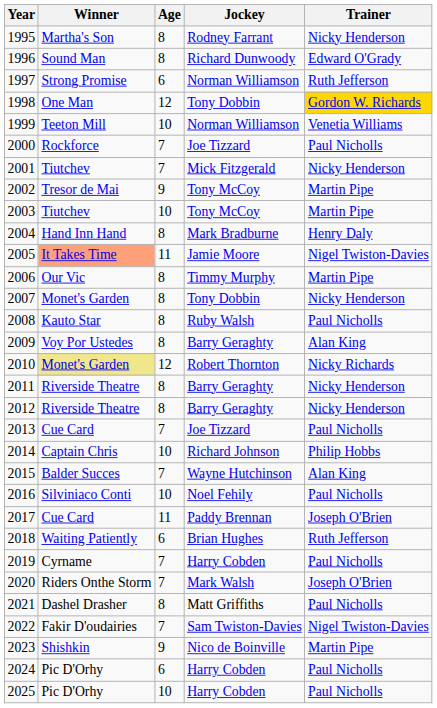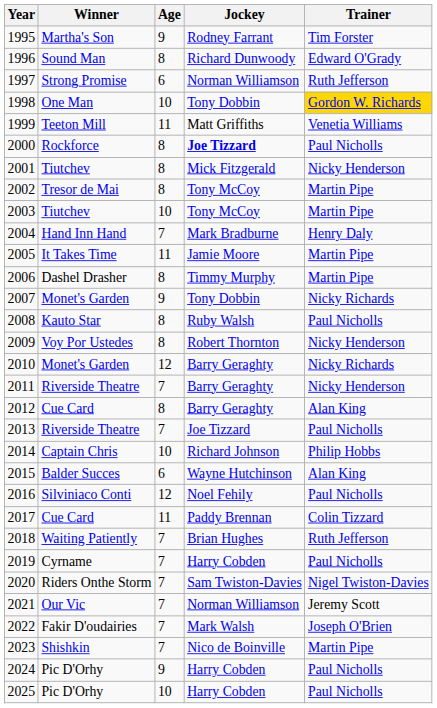(161, 37) 8 -> (161, 37) 9
(356, 37) Nicky Henderson -> (341, 37) Tim Forster
(165, 102) 12 -> (165, 102) 10
(165, 124) 10 -> (165, 124) 11
(243, 124) Norman Williamson -> (225, 124) Matt Griffiths
(161, 146) 7 -> (161, 146) 8
(219, 146) normal -> (221, 146) bold
(161, 168) 7 -> (161, 168) 8
(161, 189) 9 -> (161, 189) 8
(161, 233) 8 -> (161, 233) 7
(79, 255) lightsalmon background -> (79, 255) no background
(368, 255) Nigel Twiston-Davies -> (341, 255) Martin Pipe
(63, 277) Our Vic -> (84, 277) Dashel Drasher
(161, 299) 8 -> (161, 299) 9
(356, 299) Nicky Henderson -> (351, 299) Nicky Richards
(230, 342) Barry Geraghty -> (233, 342) Robert Thornton
(337, 342) Alan King -> (356, 342) Nicky Henderson
(85, 364) khaki background -> (85, 364) no background
(233, 364) Robert Thornton -> (230, 364) Barry Geraghty
(161, 386) 8 -> (161, 386) 7
(90, 408) Riverside Theatre -> (68, 408) Cue Card
(356, 408) Nicky Henderson -> (337, 408) Alan King
(68, 430) Cue Card -> (90, 430) Riverside Theatre
(161, 473) 7 -> (161, 473) 6
(165, 495) 10 -> (165, 495) 12
(350, 517) Joseph O'Brien -> (346, 517) Colin Tizzard
(161, 539) 6 -> (161, 539) 7
(221, 582) Mark Walsh -> (244, 582) Sam Twiston-Davies
(350, 582) Joseph O'Brien -> (368, 582) Nigel Twiston-Davies
(84, 604) Dashel Drasher -> (63, 604) Our Vic
(161, 604) 8 -> (161, 604) 7
(225, 604) Matt Griffiths -> (243, 604) Norman Williamson
(345, 604) Paul Nicholls -> (344, 604) Jeremy Scott
(244, 626) Sam Twiston-Davies -> (221, 626) Mark Walsh
(368, 626) Nigel Twiston-Davies -> (350, 626) Joseph O'Brien
(161, 648) 9 -> (161, 648) 7
(161, 670) 6 -> (161, 670) 9
